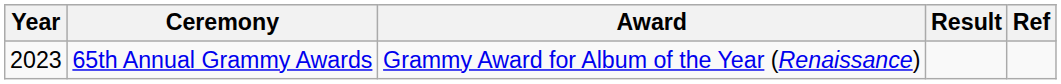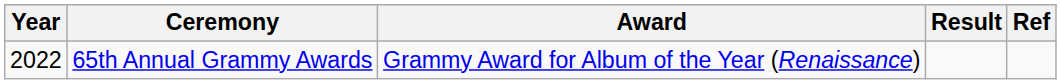(36, 59) 2023 -> (36, 59) 2022
